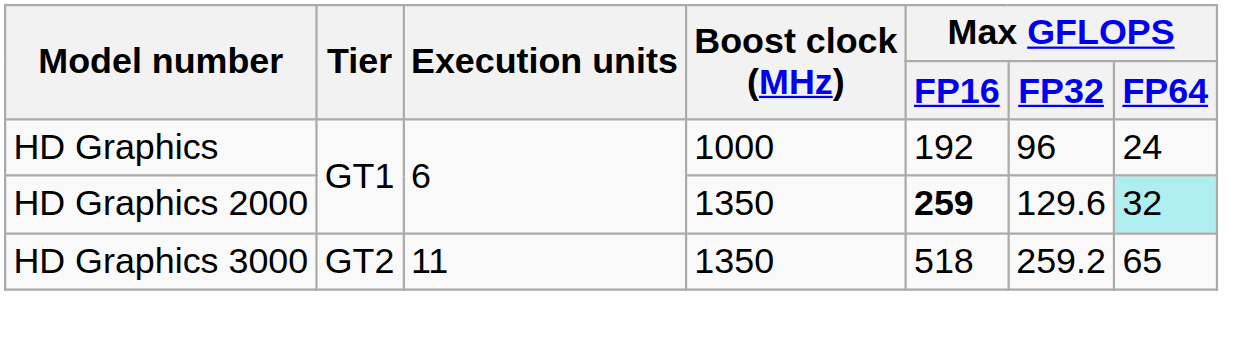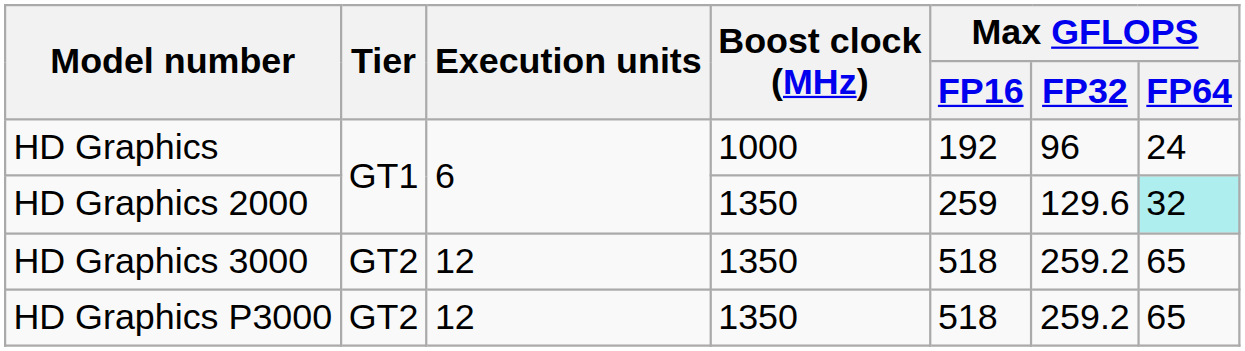(944, 203) bold -> (968, 203) normal
(430, 260) 11 -> (455, 260) 12
+ row: (173, 317)
